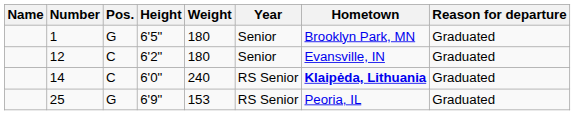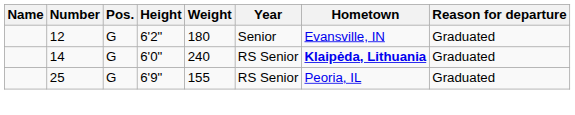- row: (53, 36)
(111, 57) C -> (111, 36) G
(111, 78) C -> (111, 57) G
(199, 99) 153 -> (199, 78) 155
